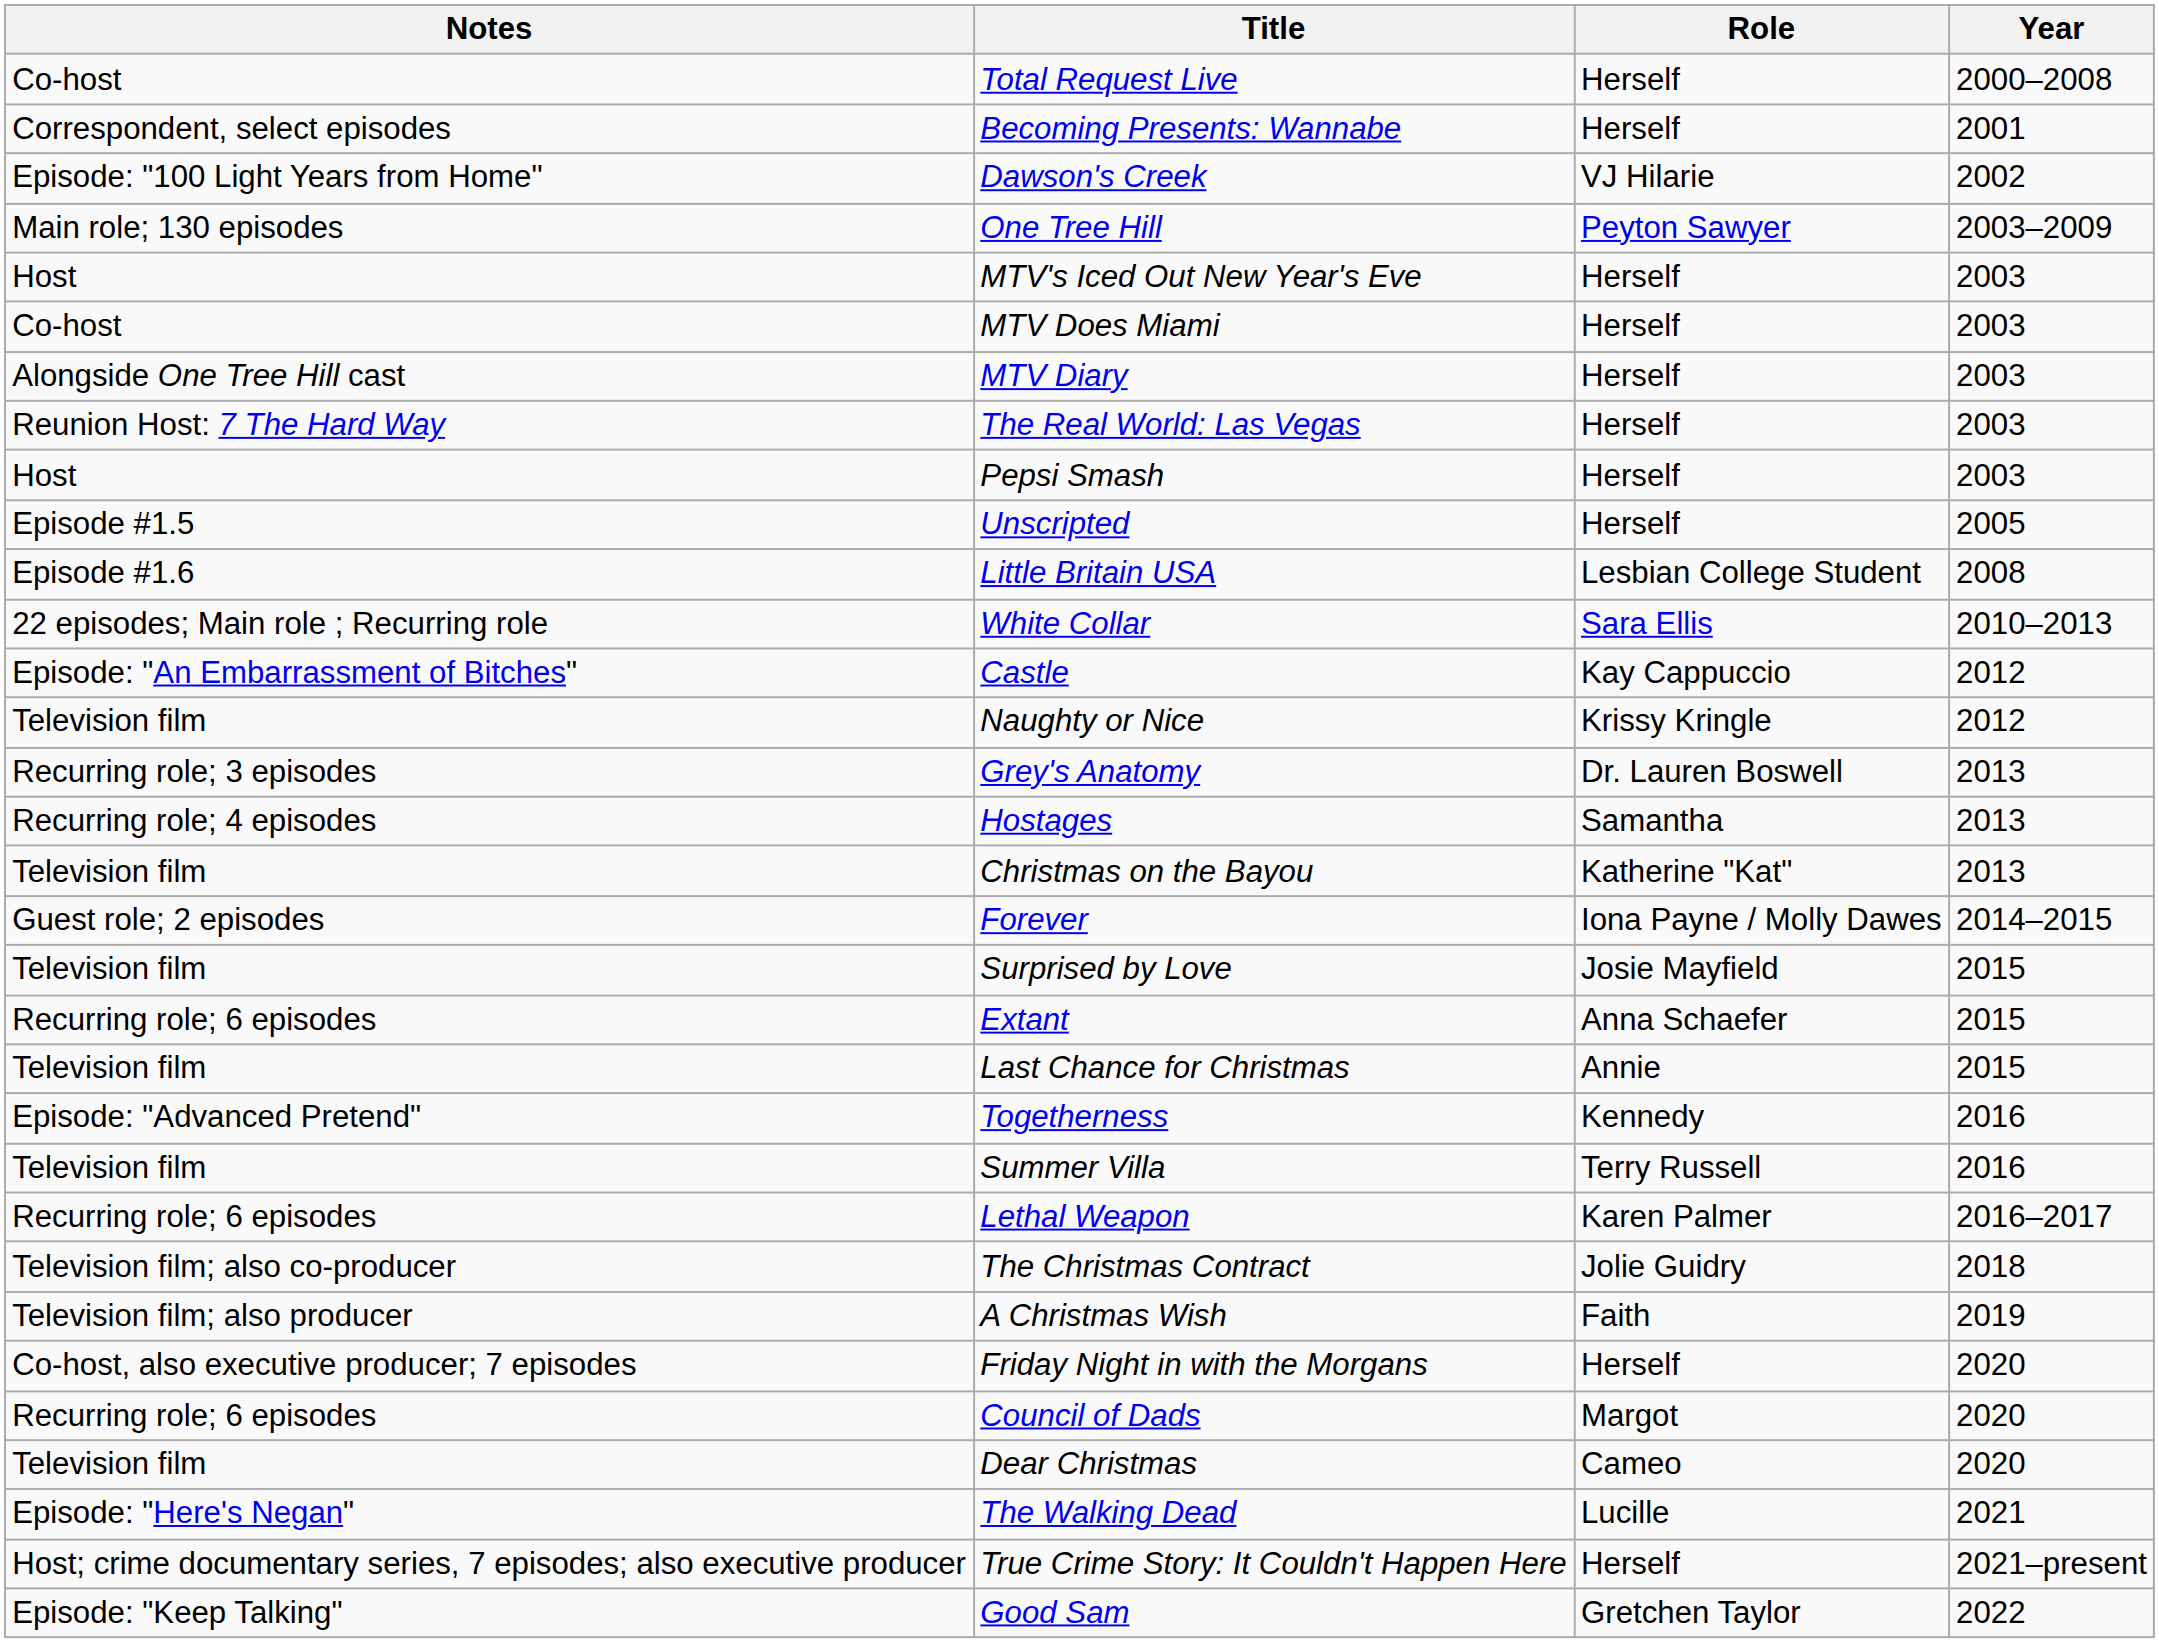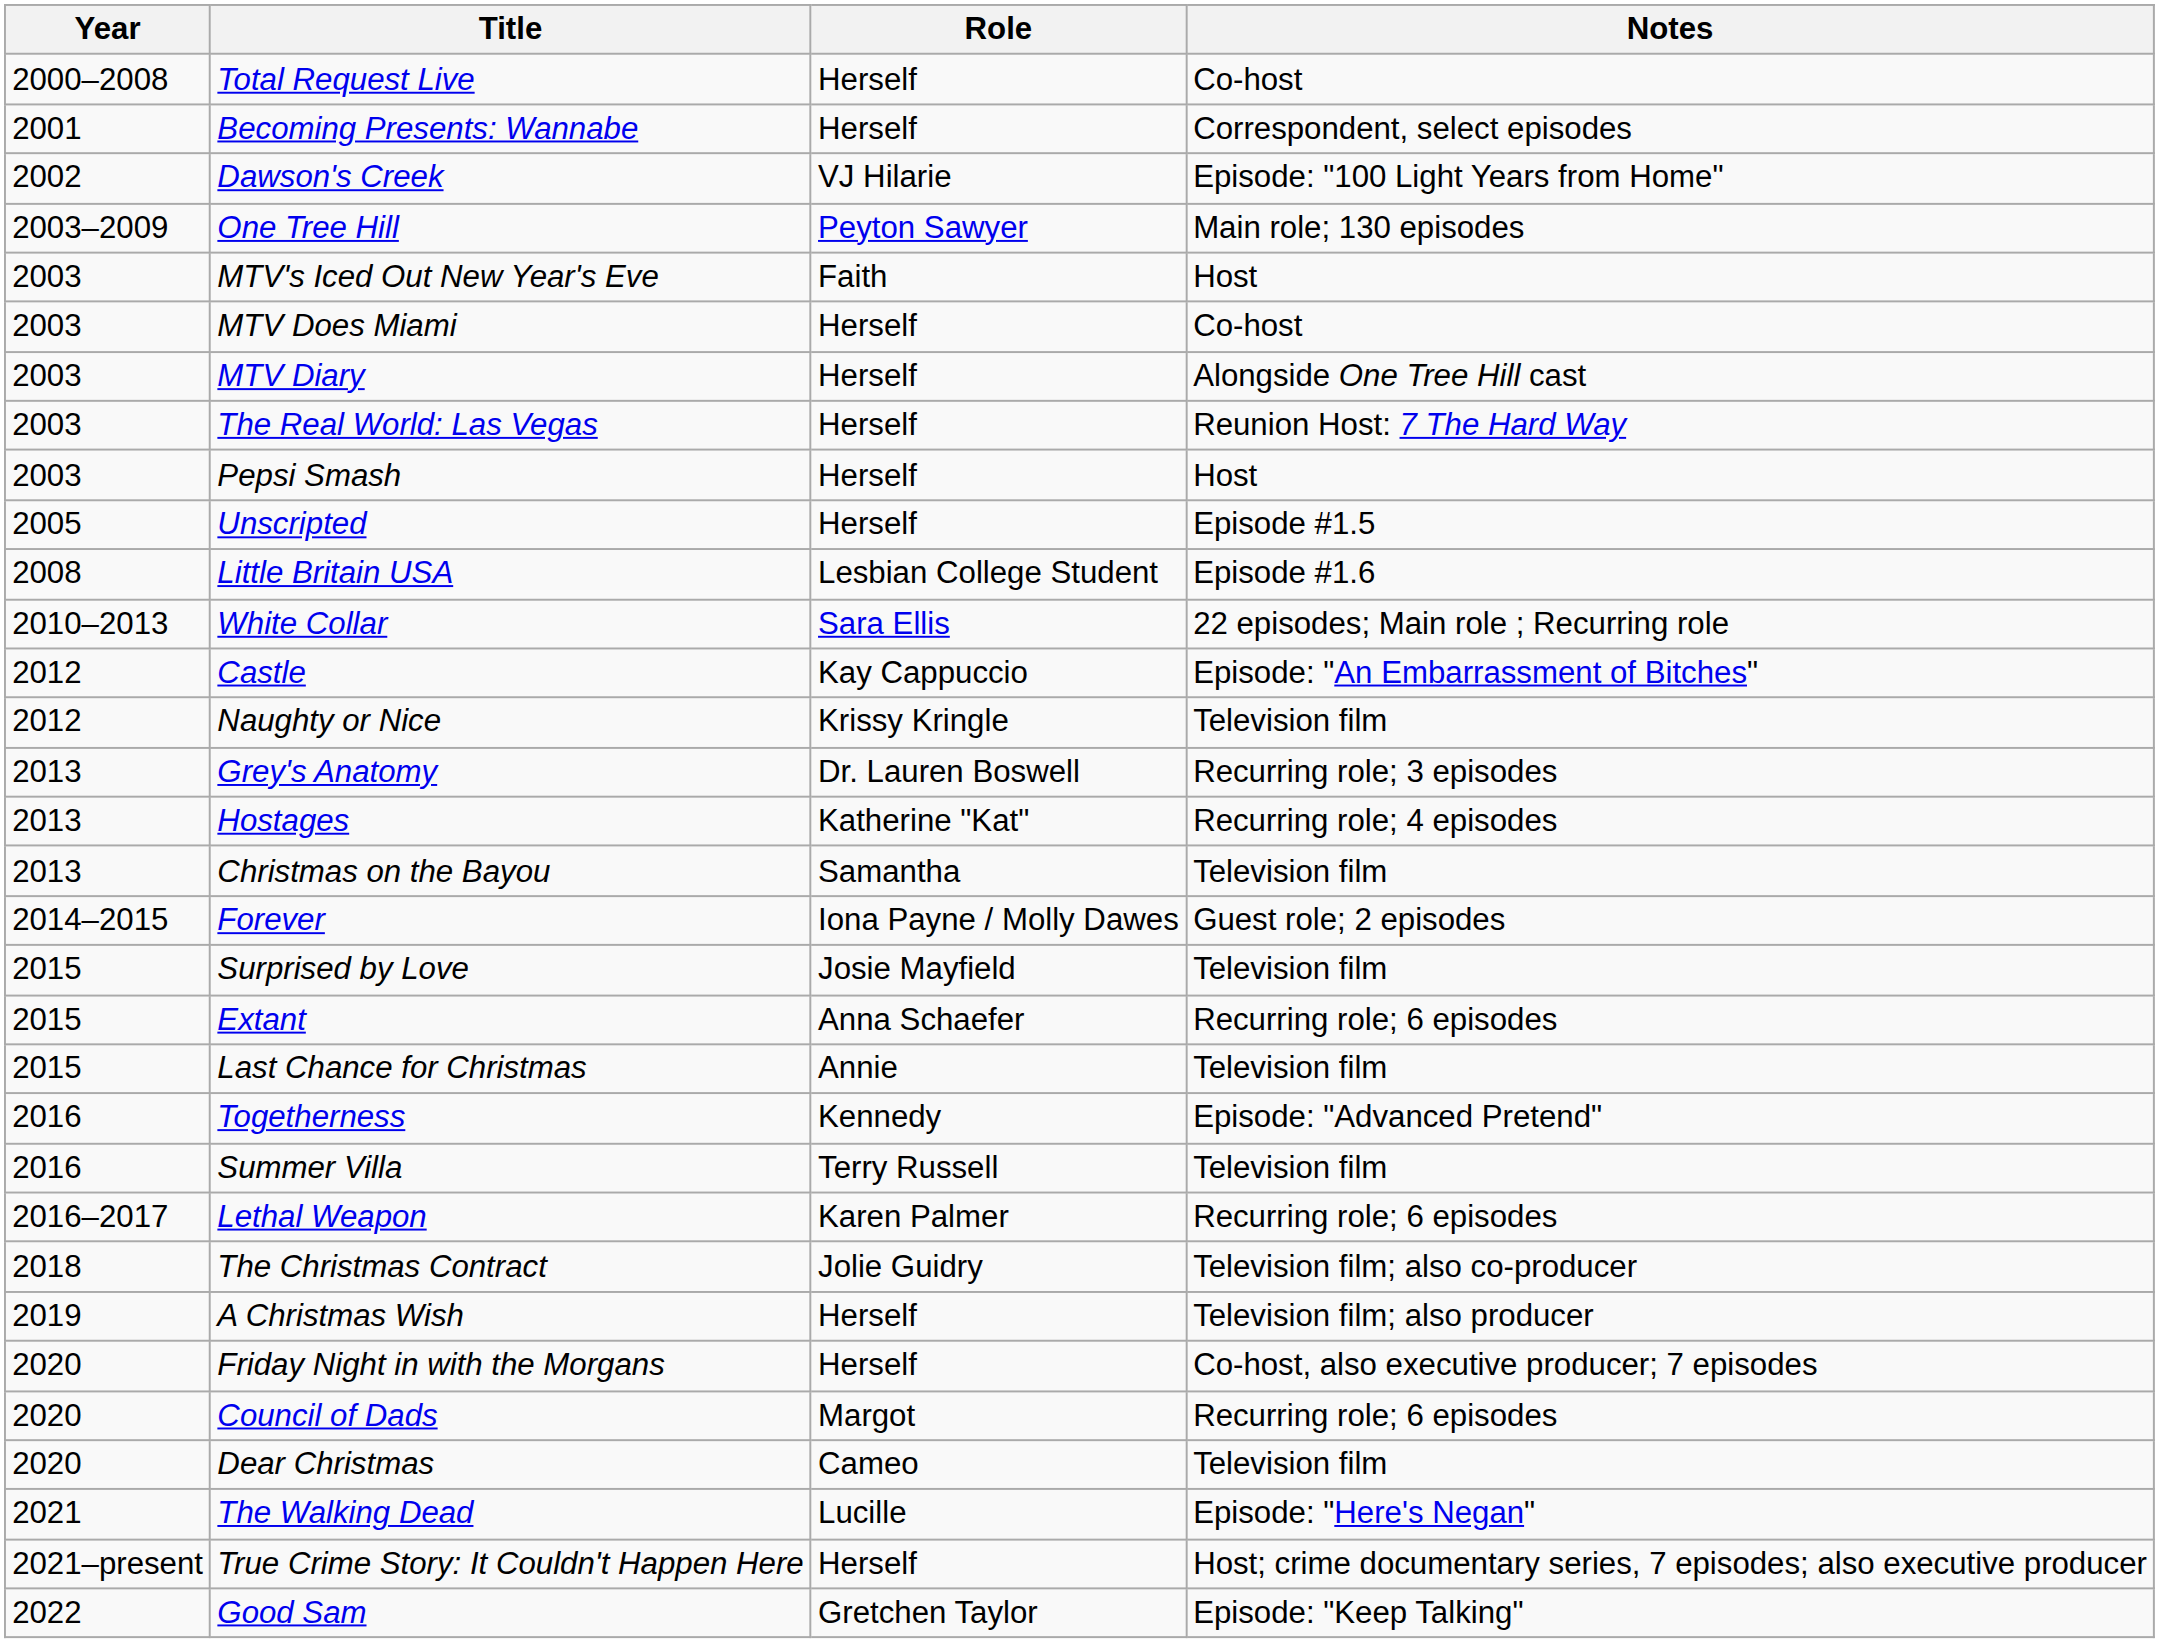columns swapped: (2052, 29) <-> (489, 29)
(1630, 276) Herself -> (853, 276) Faith
(1652, 820) Samantha -> (924, 820) Katherine "Kat"
(1687, 870) Katherine "Kat" -> (889, 870) Samantha
(1616, 1315) Faith -> (867, 1315) Herself
